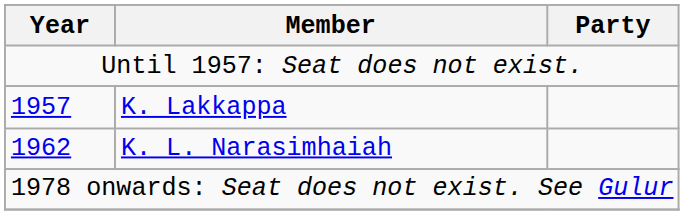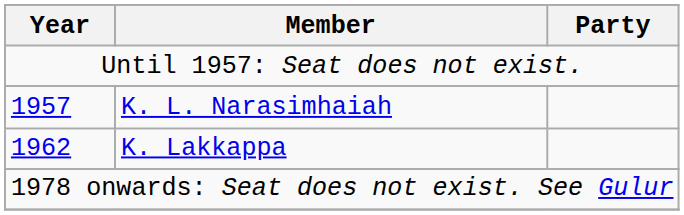(204, 107) K. Lakkappa -> (256, 107) K. L. Narasimhaiah
(256, 148) K. L. Narasimhaiah -> (204, 148) K. Lakkappa
